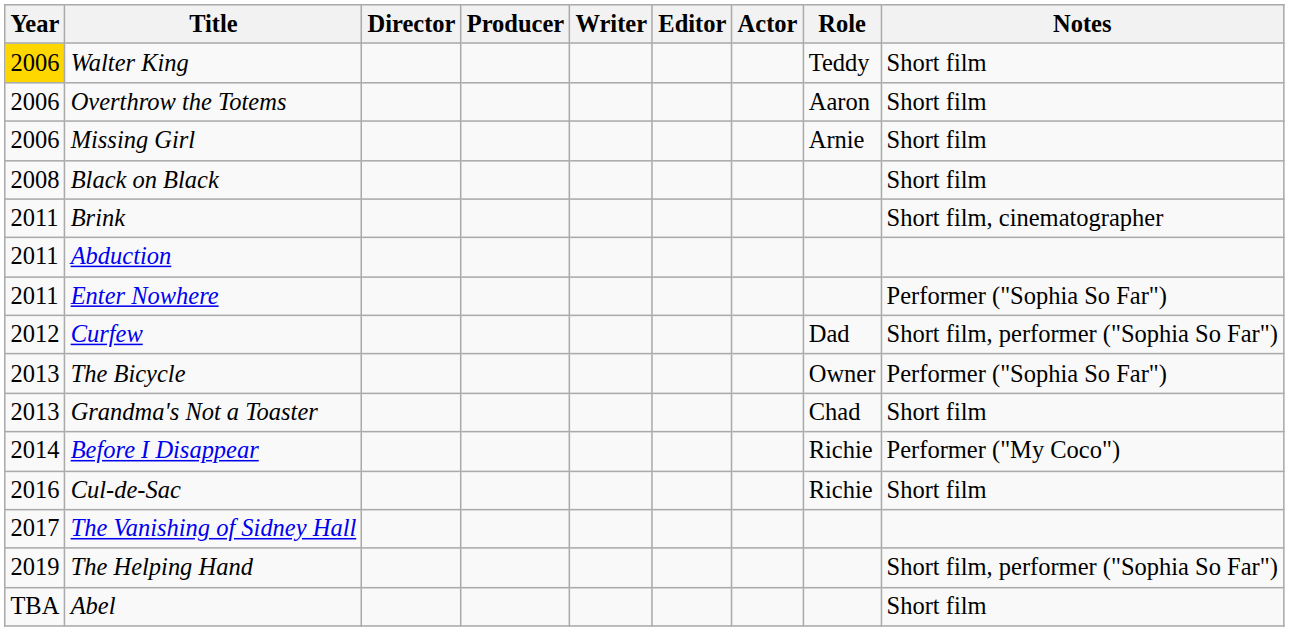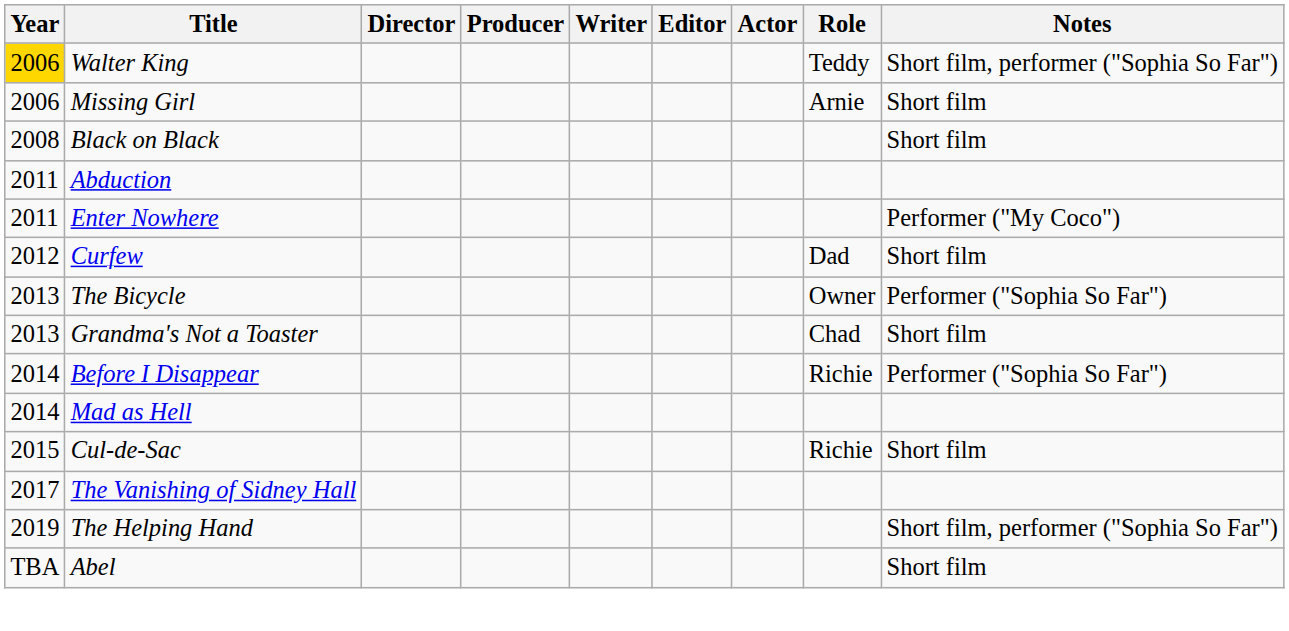(937, 62) Short film -> (1082, 62) Short film, performer ("Sophia So Far")
- row: (179, 101)
- row: (98, 218)
(1027, 295) Performer ("Sophia So Far") -> (1003, 218) Performer ("My Coco")
(1082, 334) Short film, performer ("Sophia So Far") -> (937, 256) Short film
(1003, 450) Performer ("My Coco") -> (1027, 373) Performer ("Sophia So Far")
+ row: (131, 412)
(35, 489) 2016 -> (35, 450) 2015
